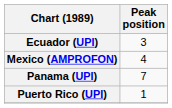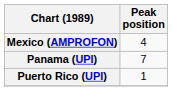- row: (62, 42)
